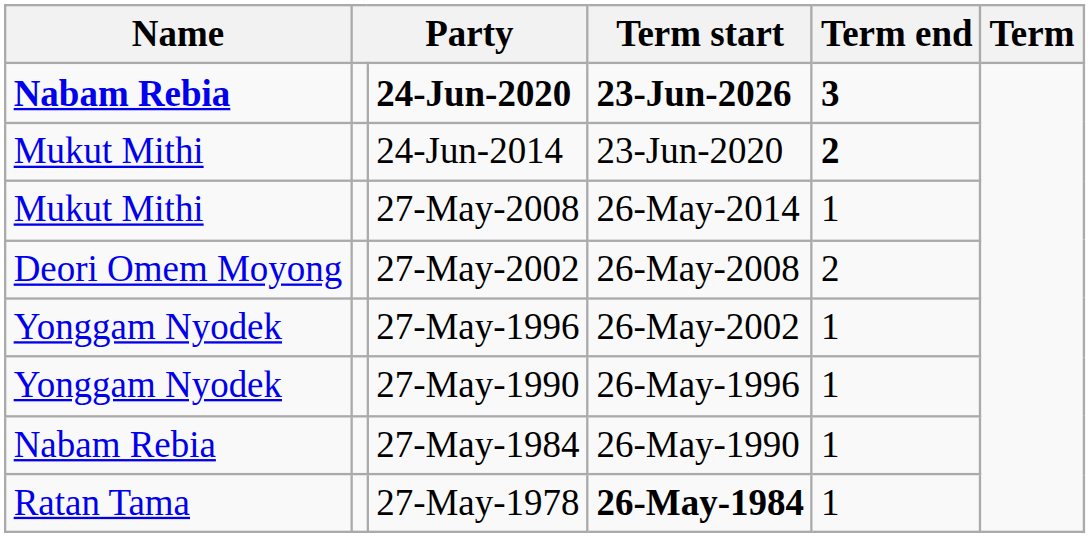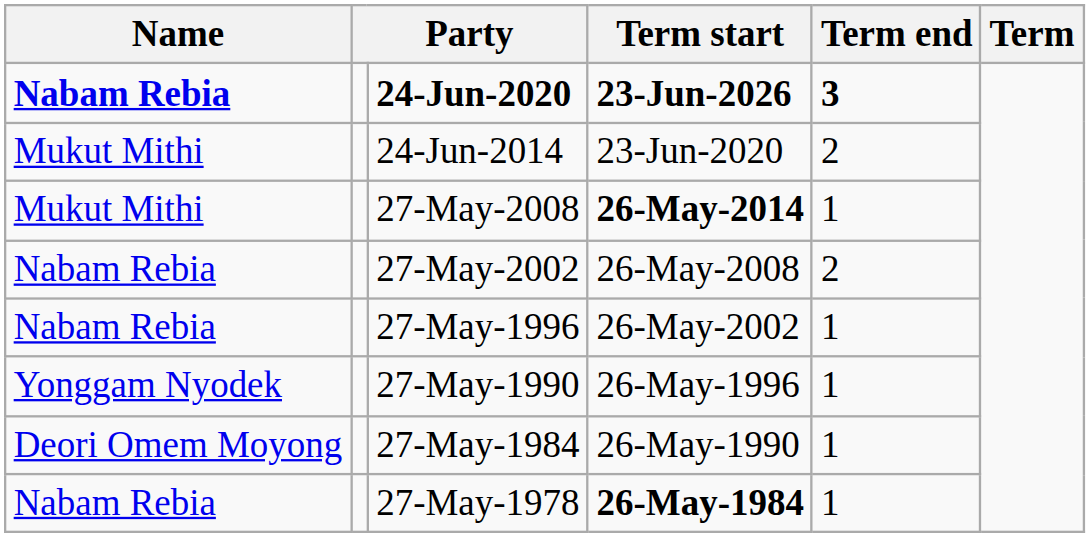(830, 151) bold -> (830, 151) normal
(698, 209) normal -> (700, 209) bold
(178, 268) Deori Omem Moyong -> (115, 268) Nabam Rebia
(148, 326) Yonggam Nyodek -> (115, 326) Nabam Rebia
(115, 444) Nabam Rebia -> (178, 444) Deori Omem Moyong
(102, 502) Ratan Tama -> (115, 502) Nabam Rebia
